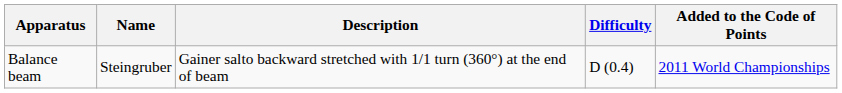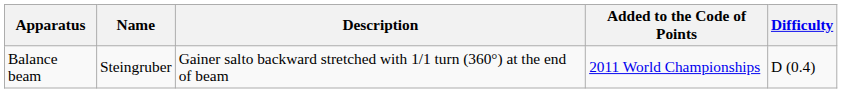columns swapped: (620, 25) <-> (746, 25)
